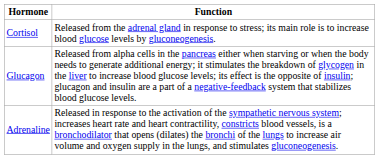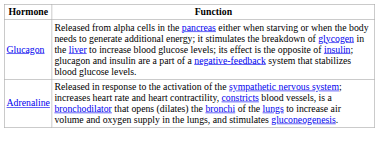- row: (22, 33)
